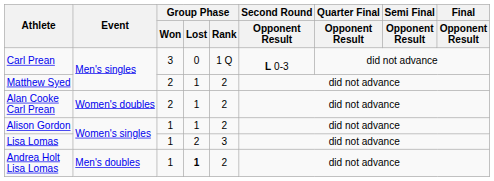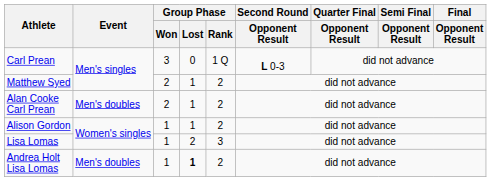(115, 104) Women's doubles -> (108, 104) Men's doubles
